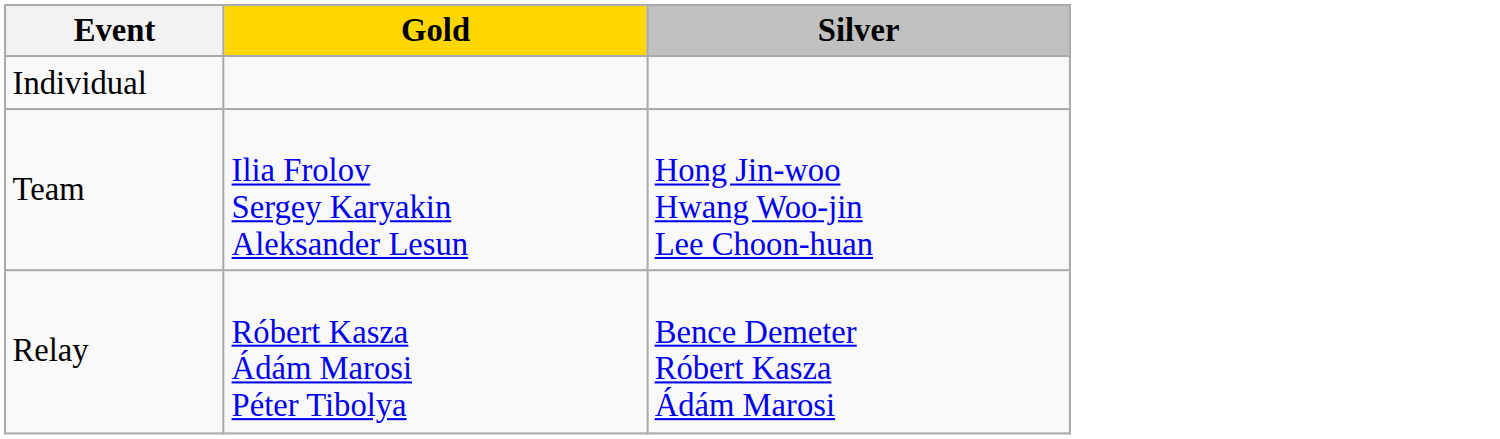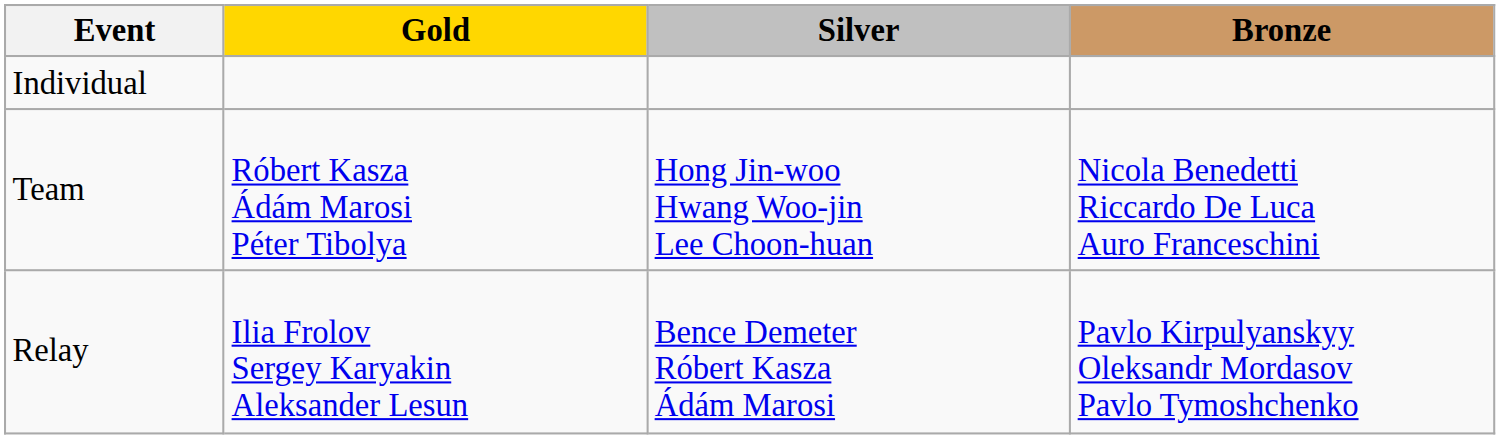+ column: (1282, 30)
(350, 207) Ilia Frolov Sergey Karyakin Aleksander Lesun -> (322, 207) Róbert Kasza Ádám Marosi Péter Tibolya
(322, 369) Róbert Kasza Ádám Marosi Péter Tibolya -> (350, 369) Ilia Frolov Sergey Karyakin Aleksander Lesun
